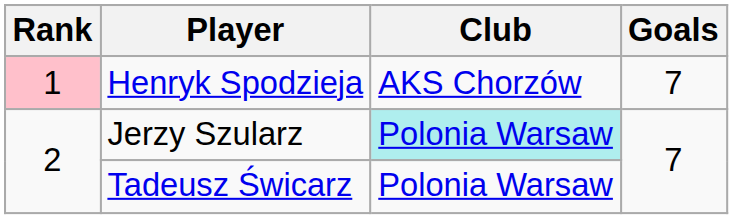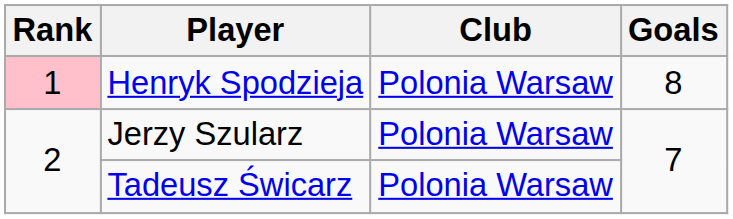(480, 82) AKS Chorzów -> (496, 82) Polonia Warsaw
(673, 82) 7 -> (673, 82) 8
(496, 133) paleturquoise background -> (496, 133) no background
